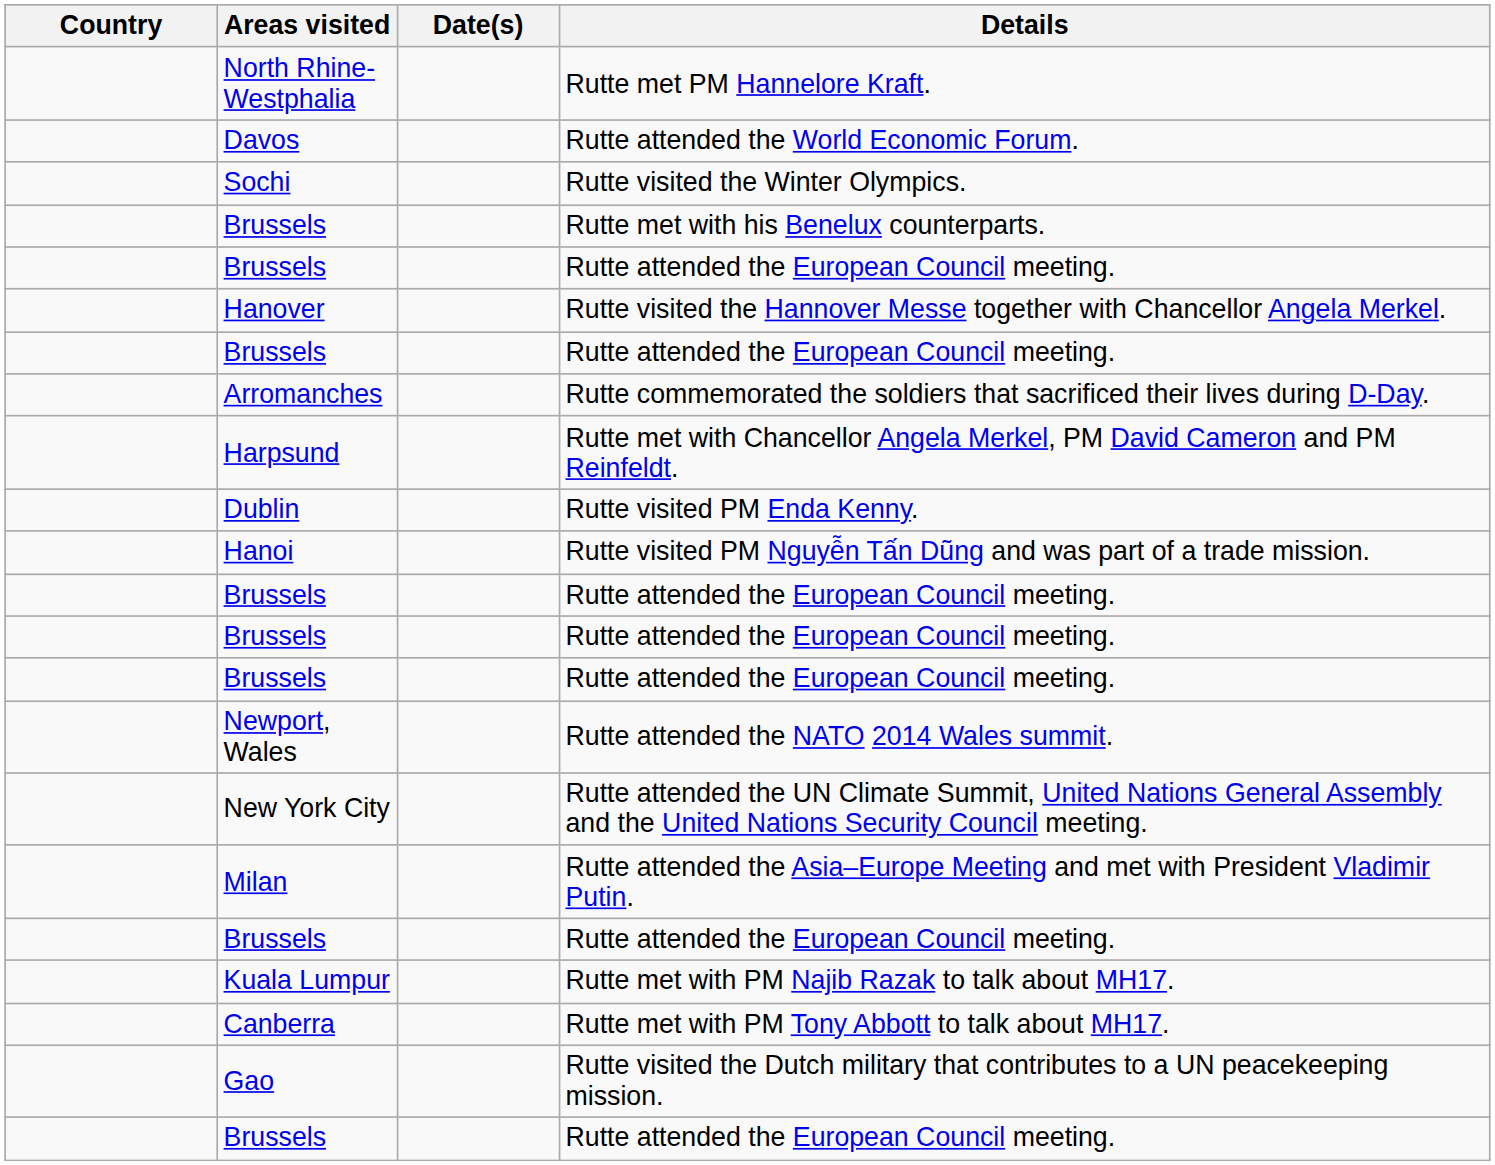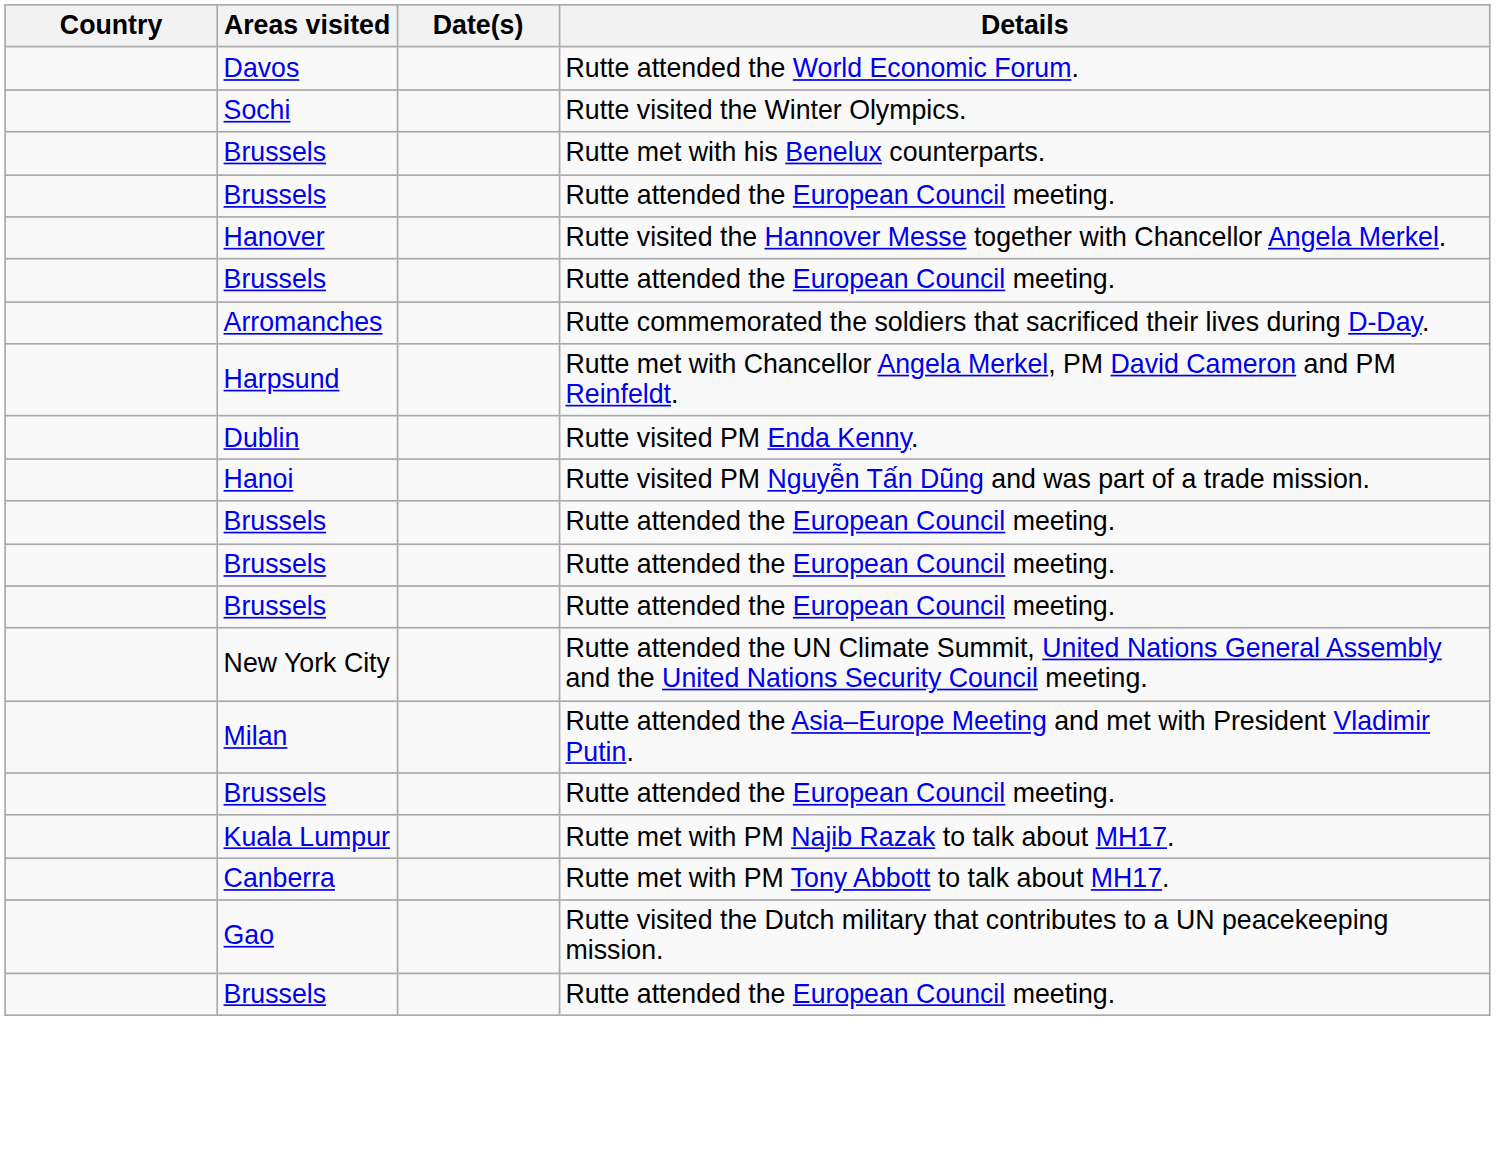- row: (299, 83)
- row: (277, 736)
